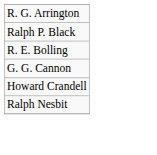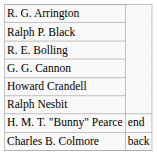+ row: (65, 123)
+ row: (53, 141)
